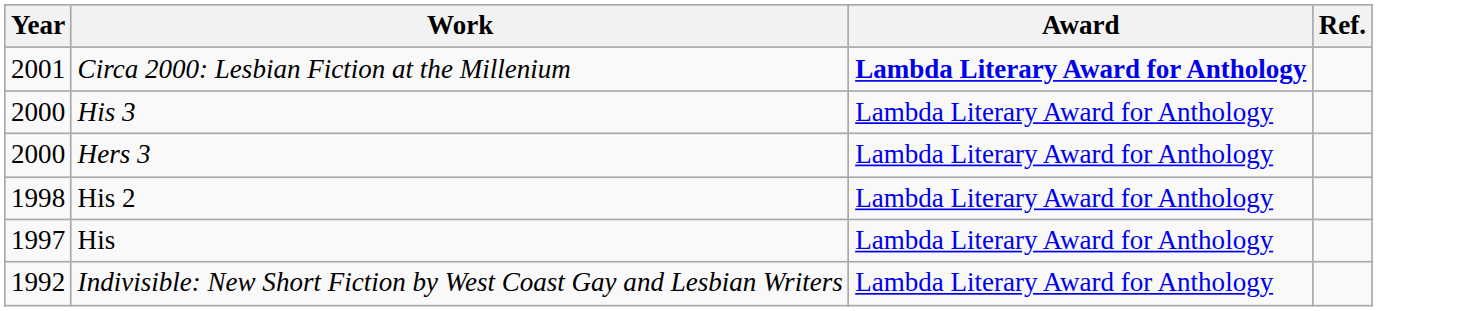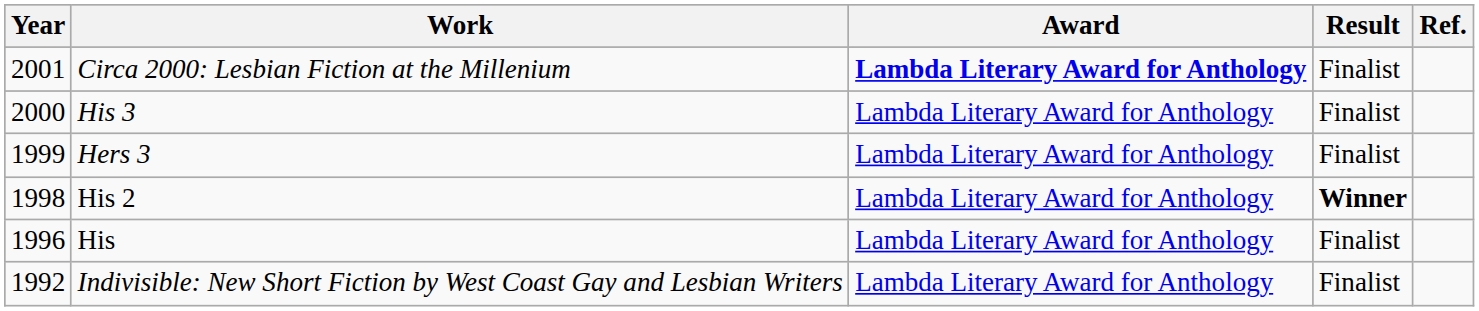+ column: (1363, 25)
(38, 154) 2000 -> (38, 154) 1999
(38, 240) 1997 -> (38, 240) 1996
